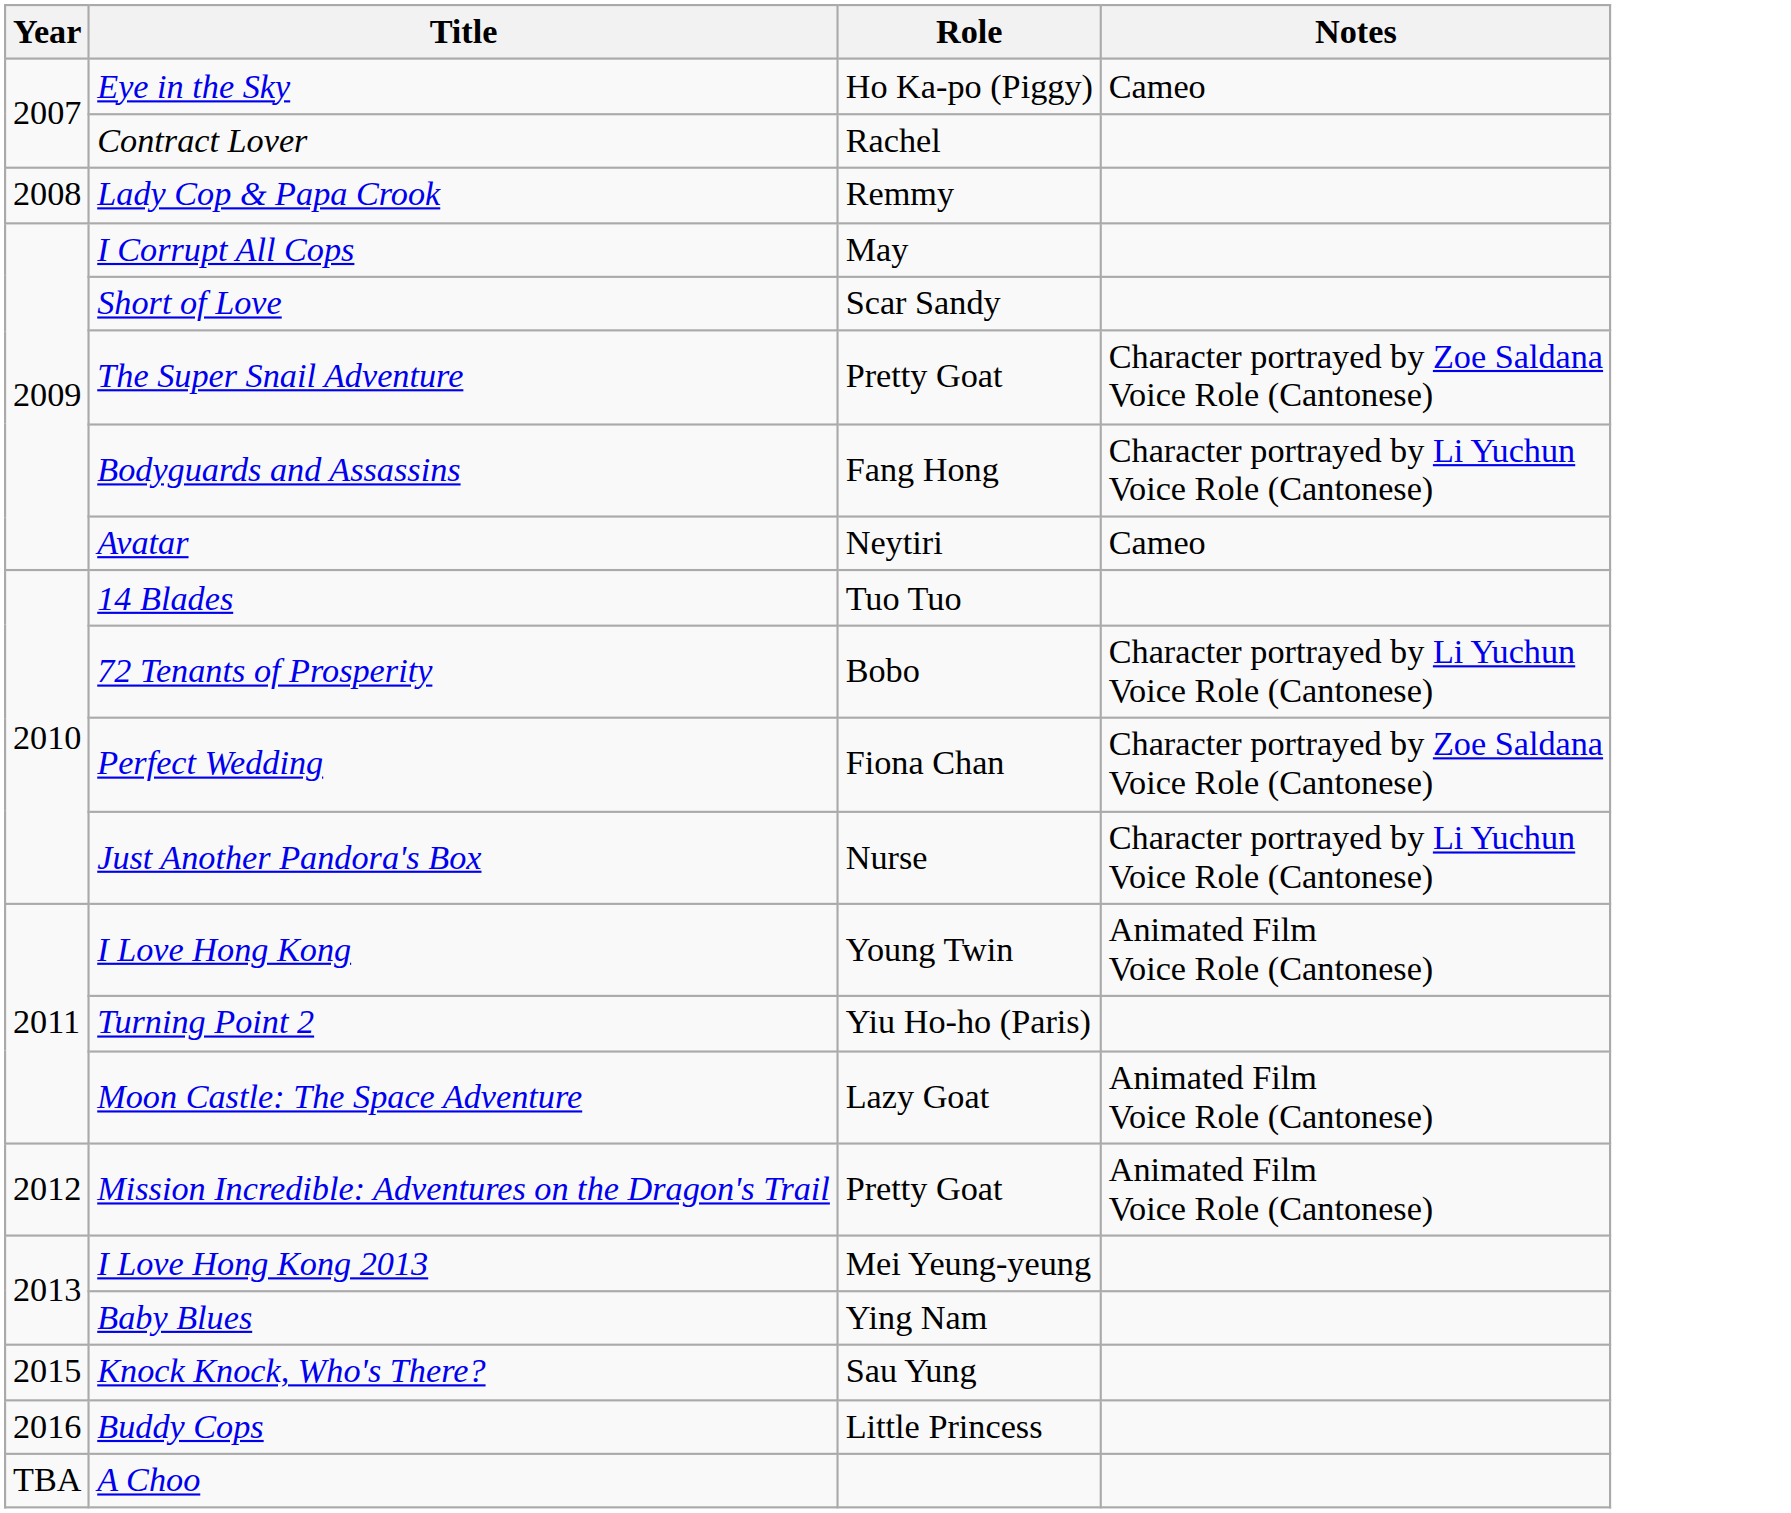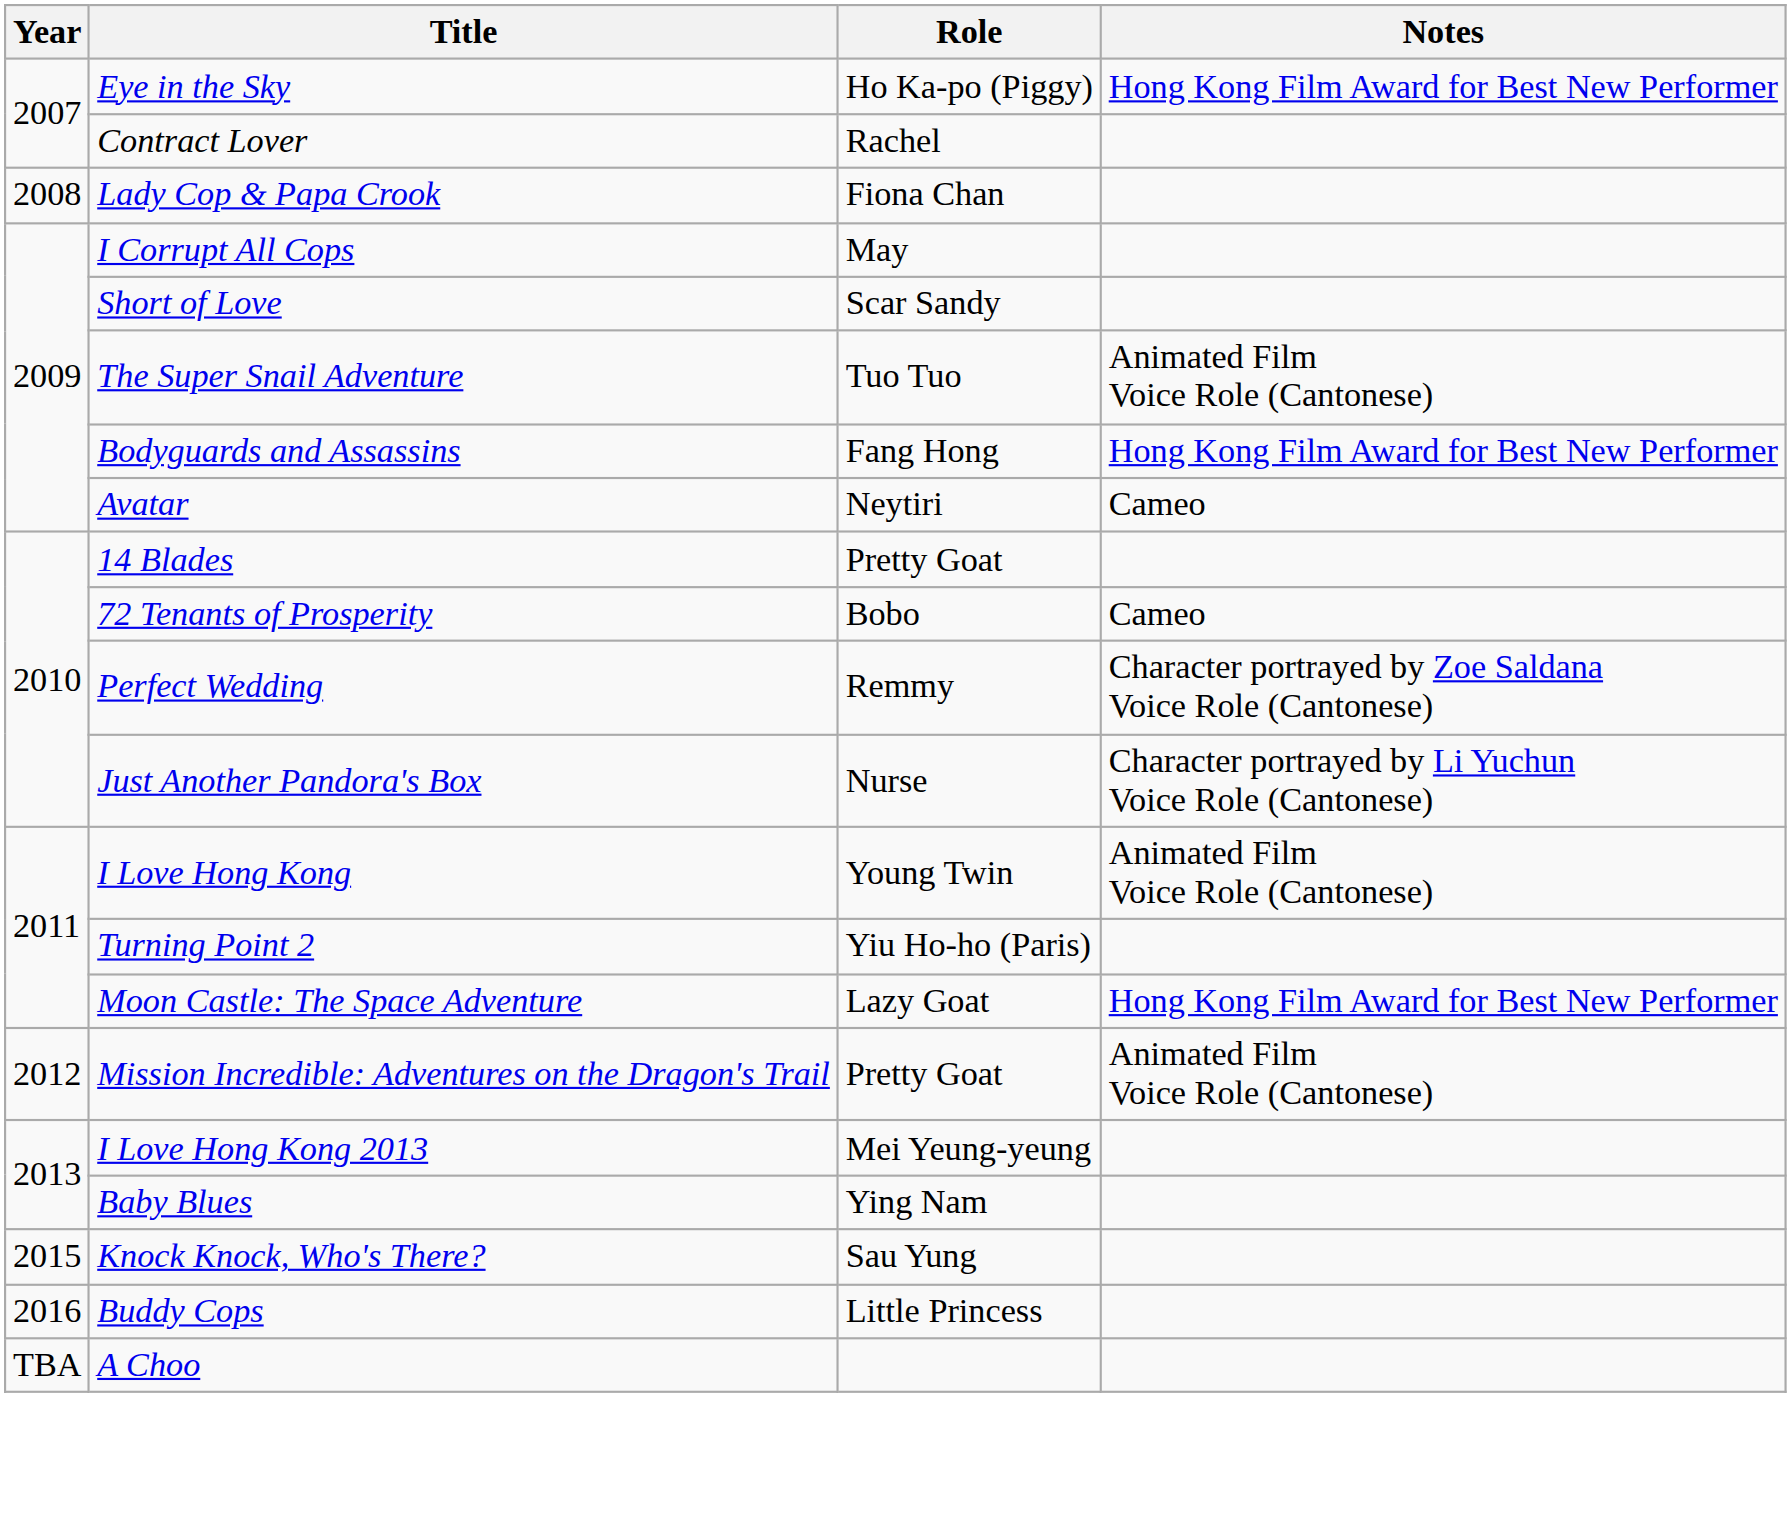(1157, 85) Cameo -> (1443, 85) Hong Kong Film Award for Best New Performer
(900, 194) Remmy -> (925, 194) Fiona Chan
(924, 376) Pretty Goat -> (904, 376) Tuo Tuo
(1356, 376) Character portrayed by Zoe Saldana Voice Role (Cantonese) -> (1271, 376) Animated Film Voice Role (Cantonese)
(1342, 469) Character portrayed by Li Yuchun Voice Role (Cantonese) -> (1443, 450) Hong Kong Film Award for Best New Performer
(904, 597) Tuo Tuo -> (924, 558) Pretty Goat
(1342, 670) Character portrayed by Li Yuchun Voice Role (Cantonese) -> (1157, 613) Cameo
(925, 763) Fiona Chan -> (900, 686) Remmy
(1271, 1096) Animated Film Voice Role (Cantonese) -> (1443, 1000) Hong Kong Film Award for Best New Performer
